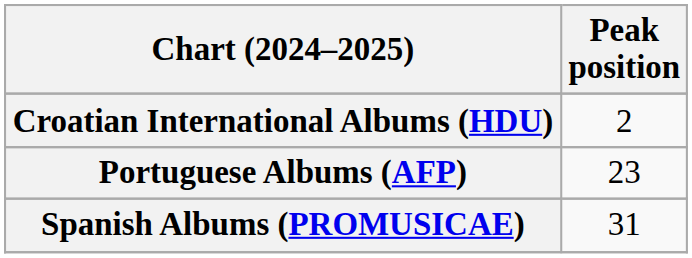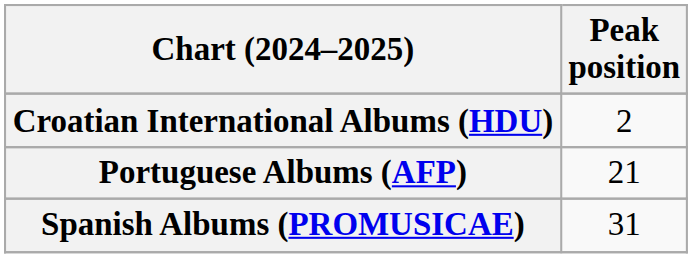(624, 172) 23 -> (624, 172) 21
